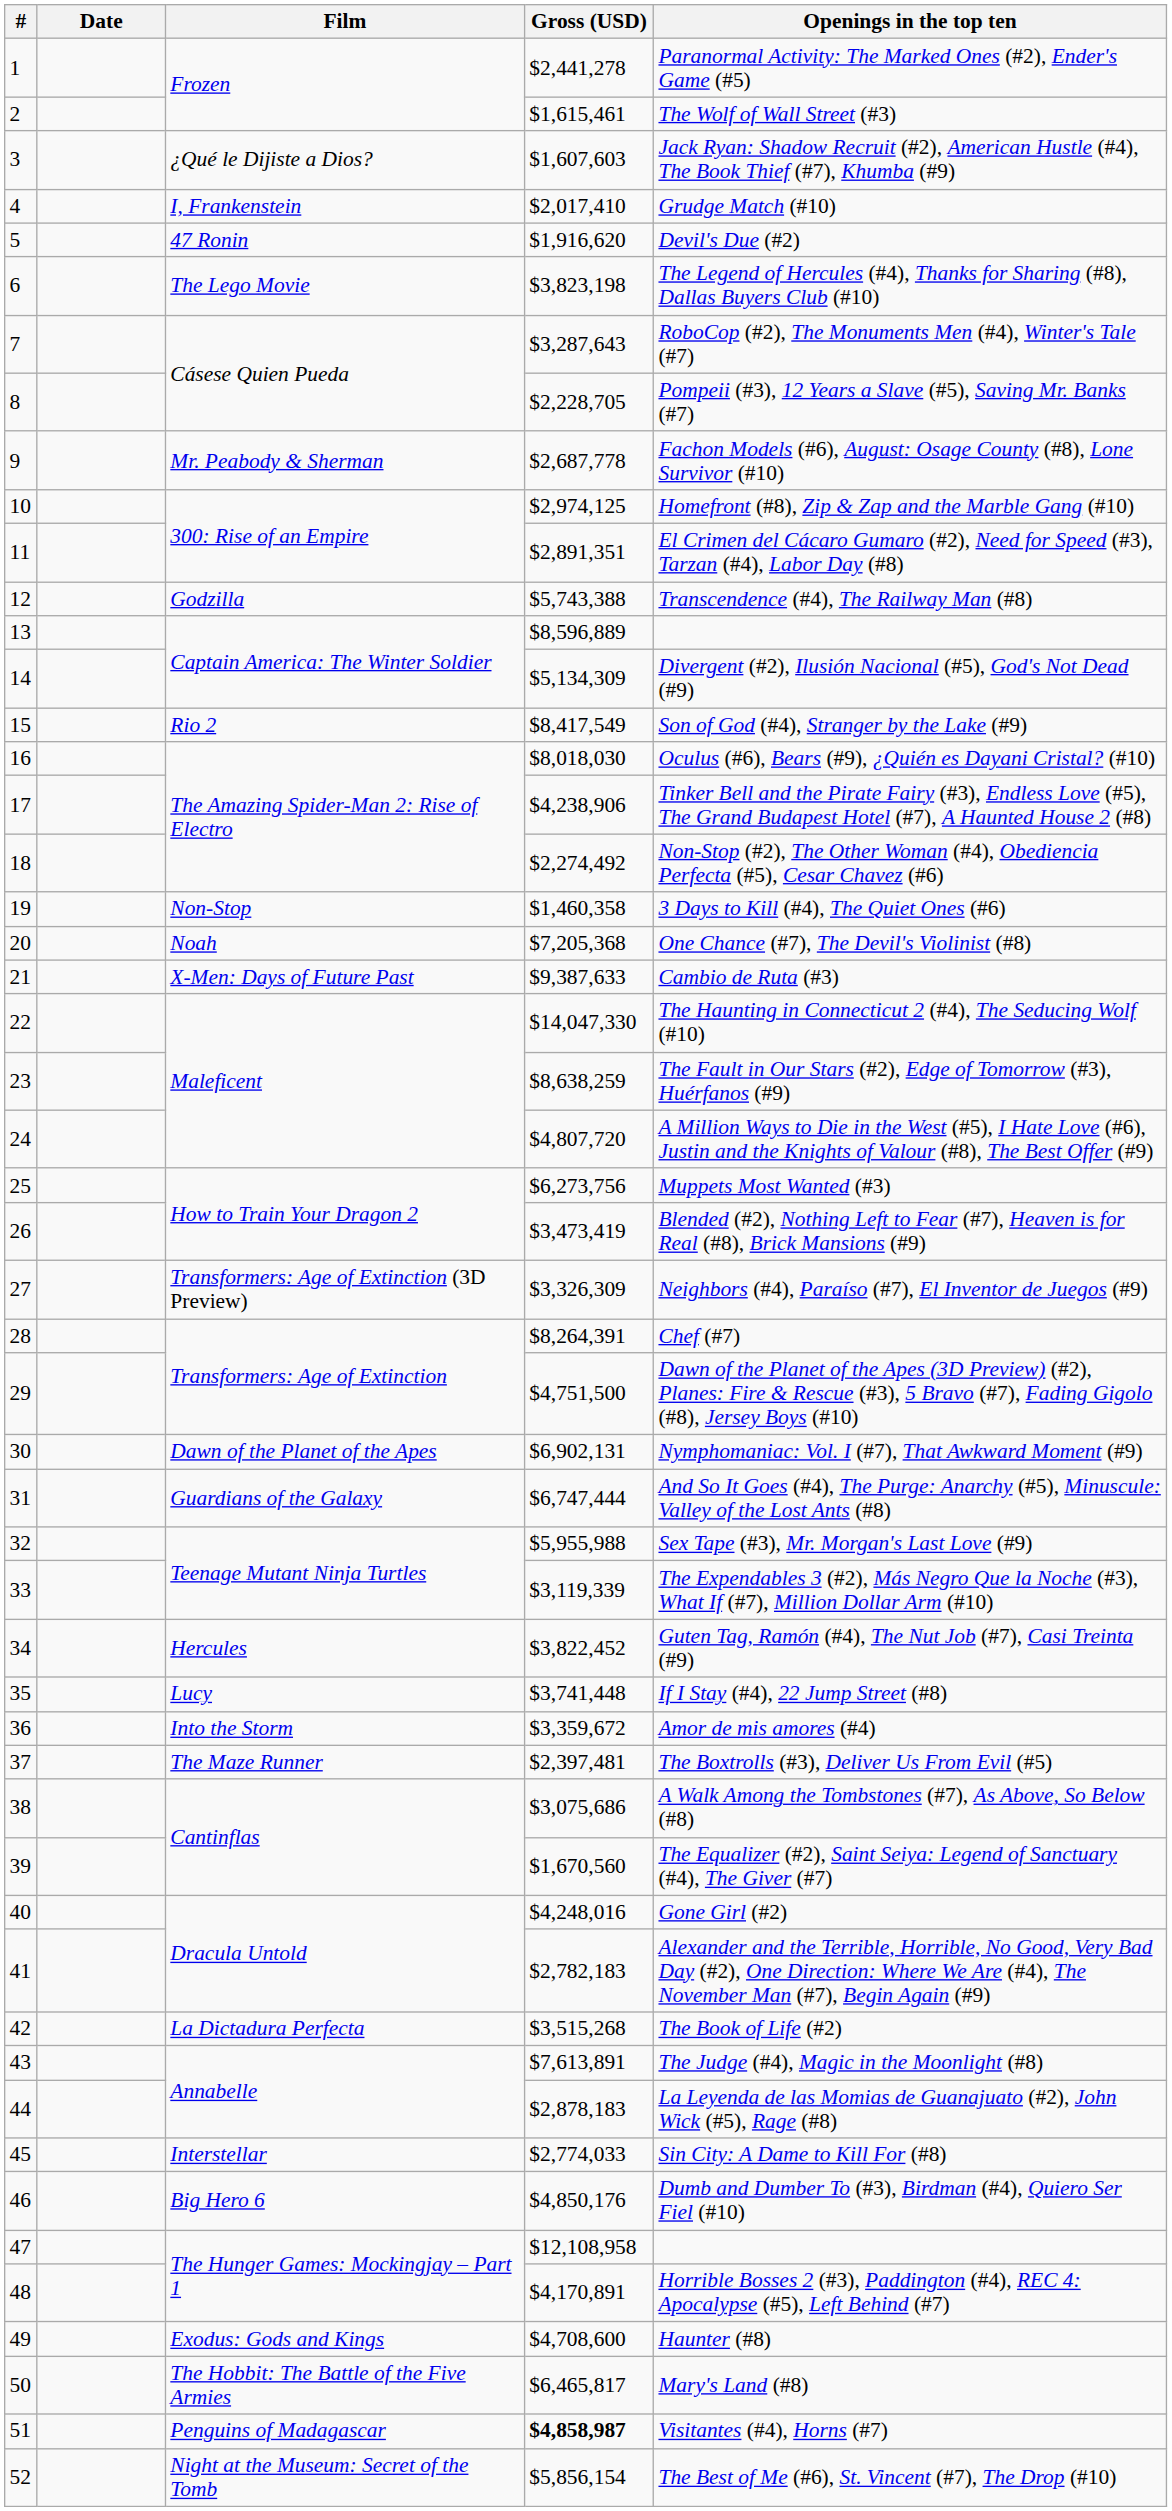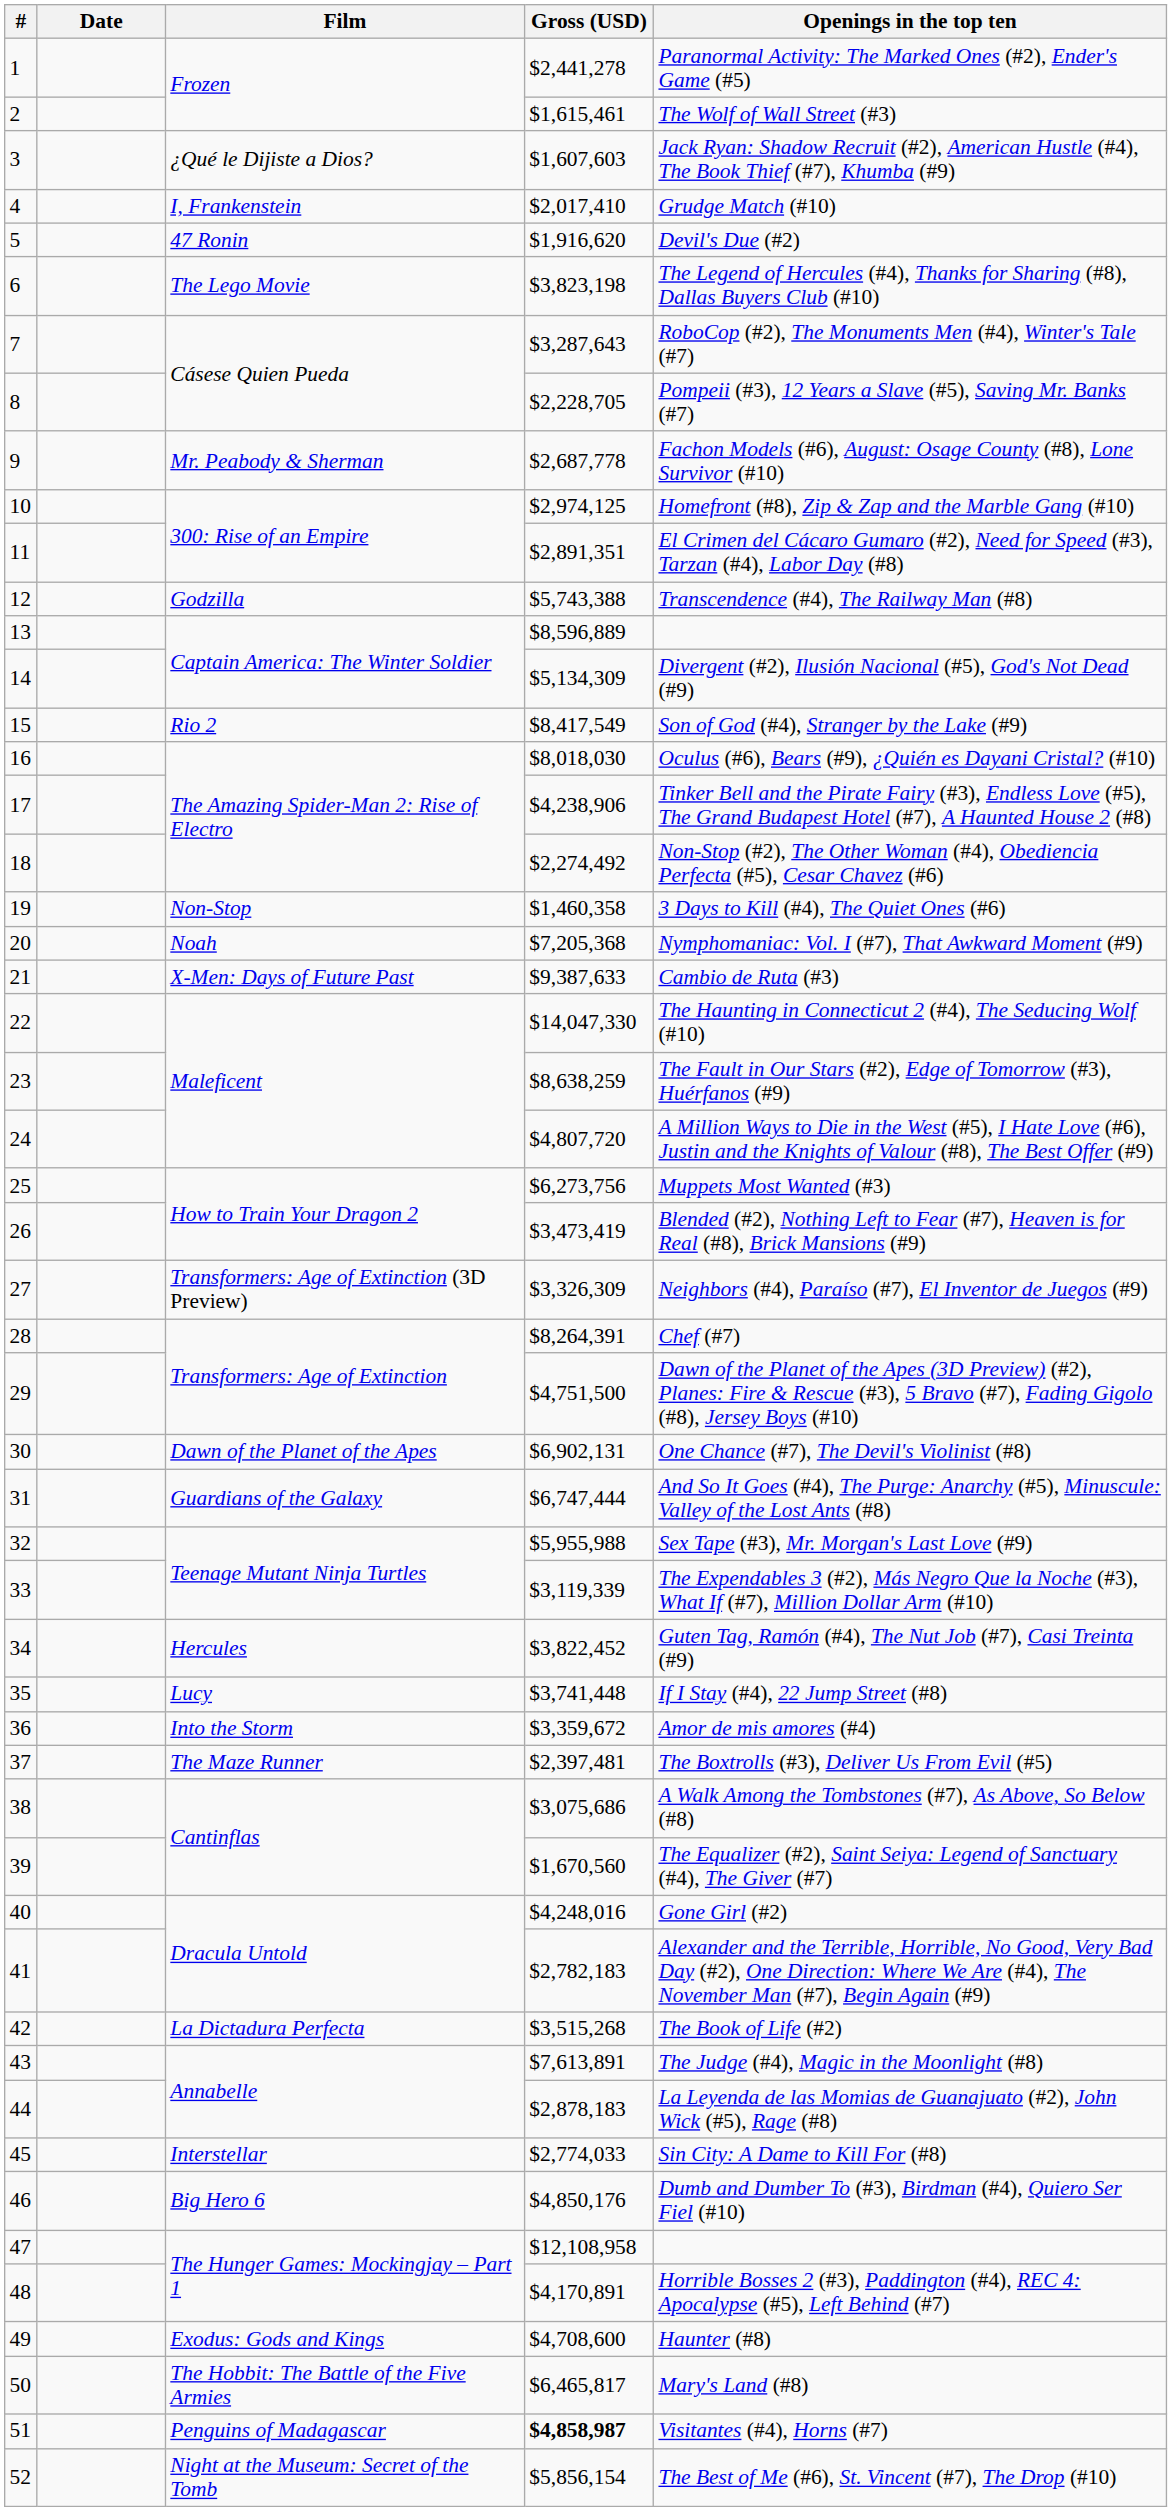(845, 942) One Chance (#7), The Devil's Violinist (#8) -> (901, 942) Nymphomaniac: Vol. I (#7), That Awkward Moment (#9)
(901, 1451) Nymphomaniac: Vol. I (#7), That Awkward Moment (#9) -> (845, 1451) One Chance (#7), The Devil's Violinist (#8)
